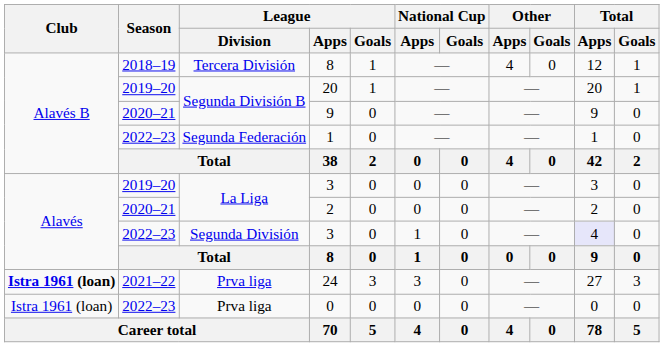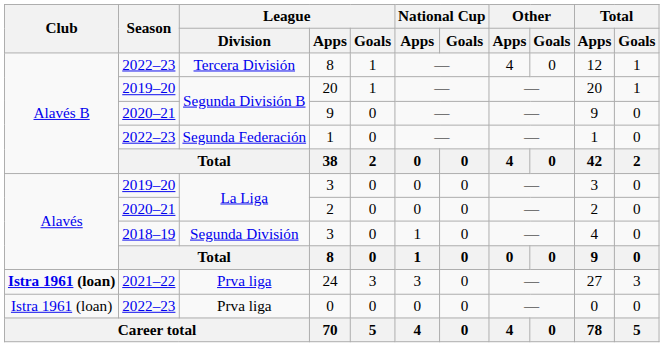(149, 64) 2018–19 -> (149, 64) 2022–23
(149, 233) 2022–23 -> (149, 233) 2018–19
(594, 233) lavender background -> (594, 233) no background
